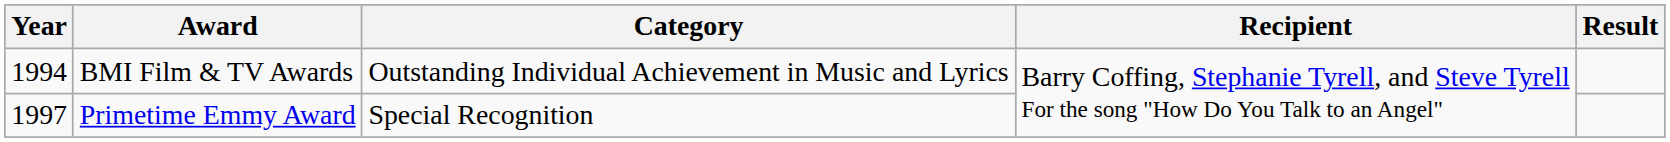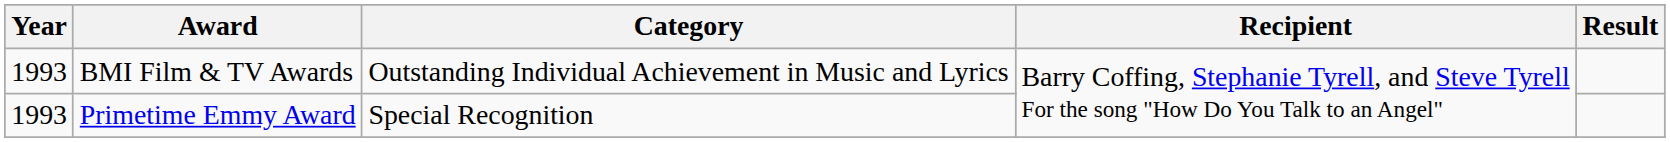(39, 70) 1994 -> (39, 70) 1993
(39, 114) 1997 -> (39, 114) 1993
